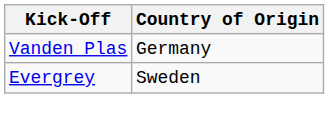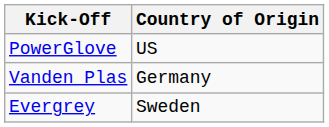+ row: (63, 49)
